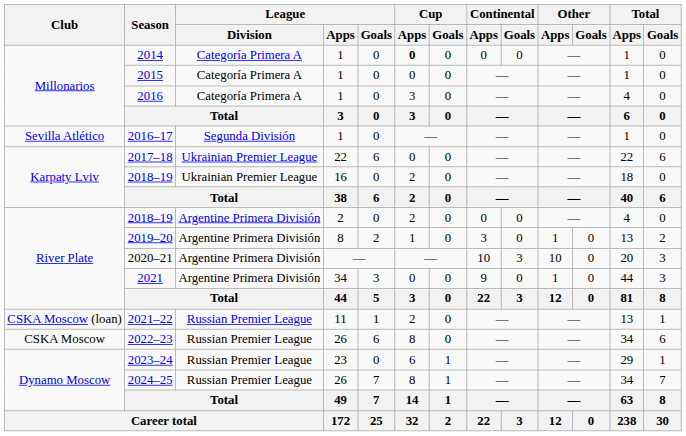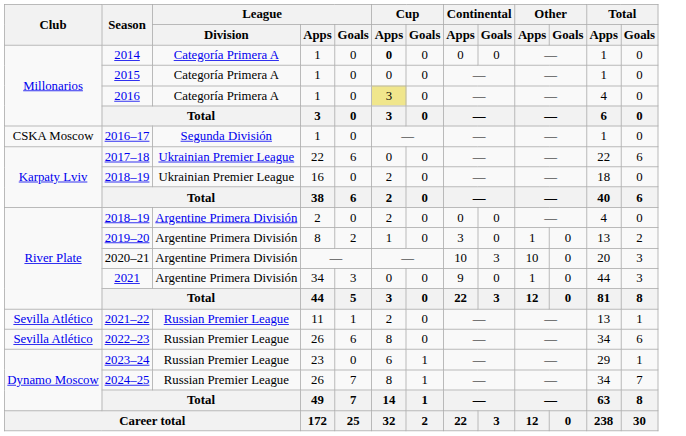(412, 95) no background -> (389, 95) khaki background
(65, 136) Sevilla Atlético -> (53, 136) CSKA Moscow
(65, 319) CSKA Moscow (loan) -> (53, 319) Sevilla Atlético
(65, 339) CSKA Moscow -> (53, 339) Sevilla Atlético
